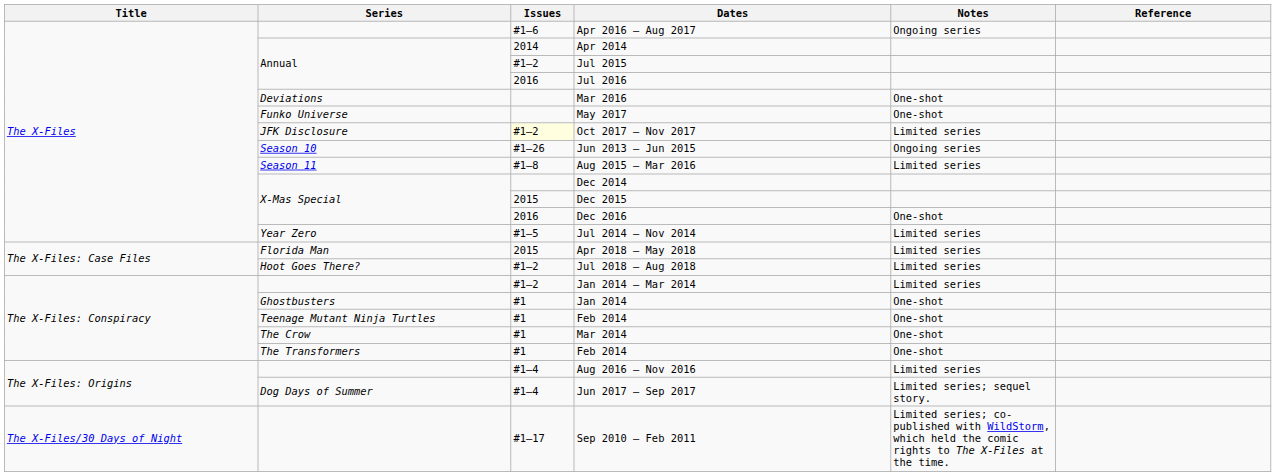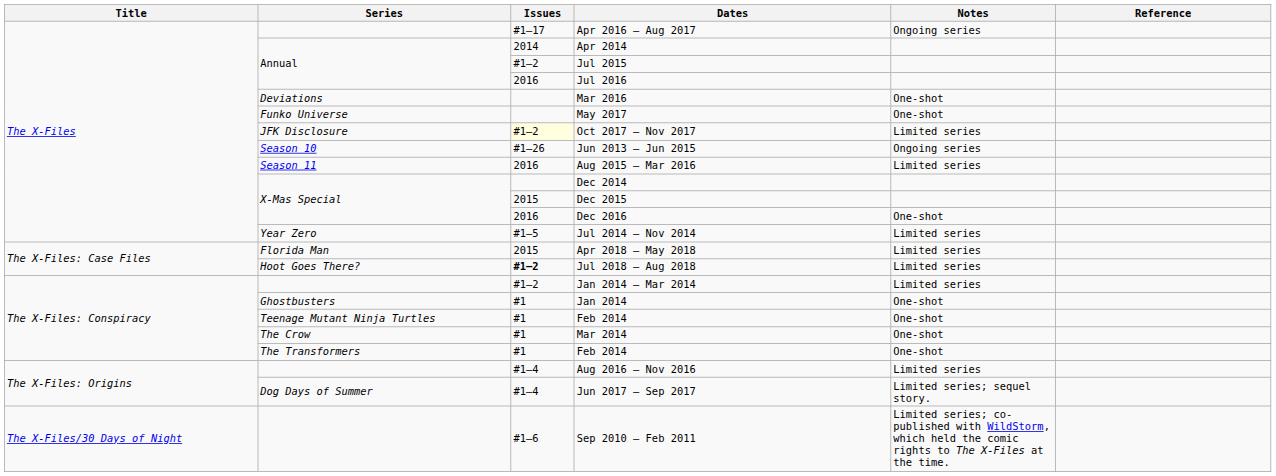(526, 30) #1–6 -> (529, 30) #1–17
(526, 165) #1–8 -> (526, 165) 2016
(526, 267) normal -> (526, 267) bold
(529, 439) #1–17 -> (526, 439) #1–6
